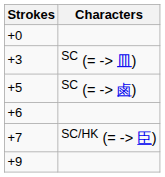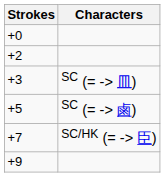+ row: (15, 55)
- row: (15, 112)
